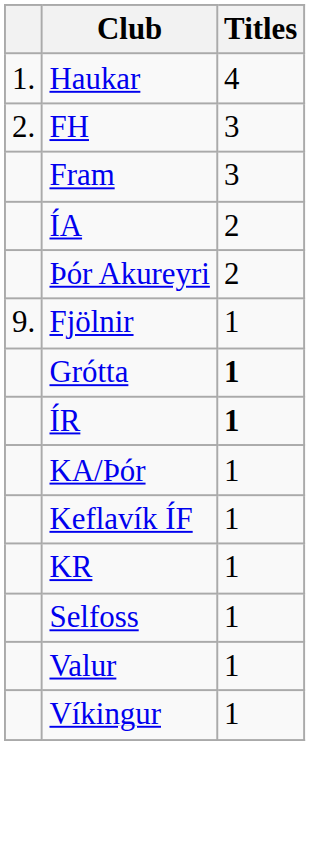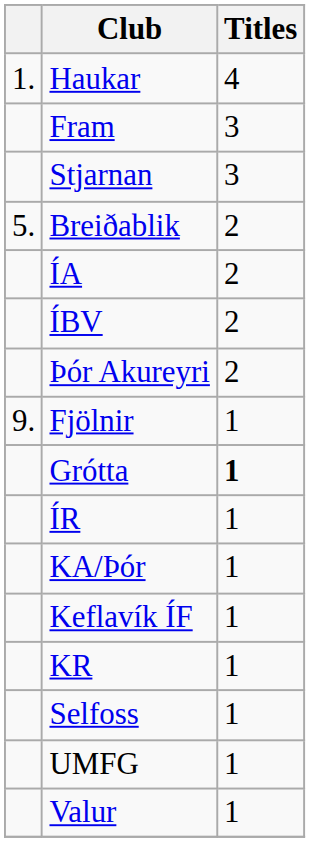- row: (69, 126)
+ row: (101, 175)
+ row: (115, 224)
+ row: (76, 322)
(232, 420) bold -> (232, 518) normal
+ row: (94, 763)
- row: (105, 714)
